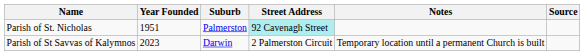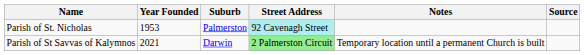(150, 27) 1951 -> (150, 27) 1953
(150, 43) 2023 -> (150, 43) 2021
(292, 43) no background -> (292, 43) lightgreen background
